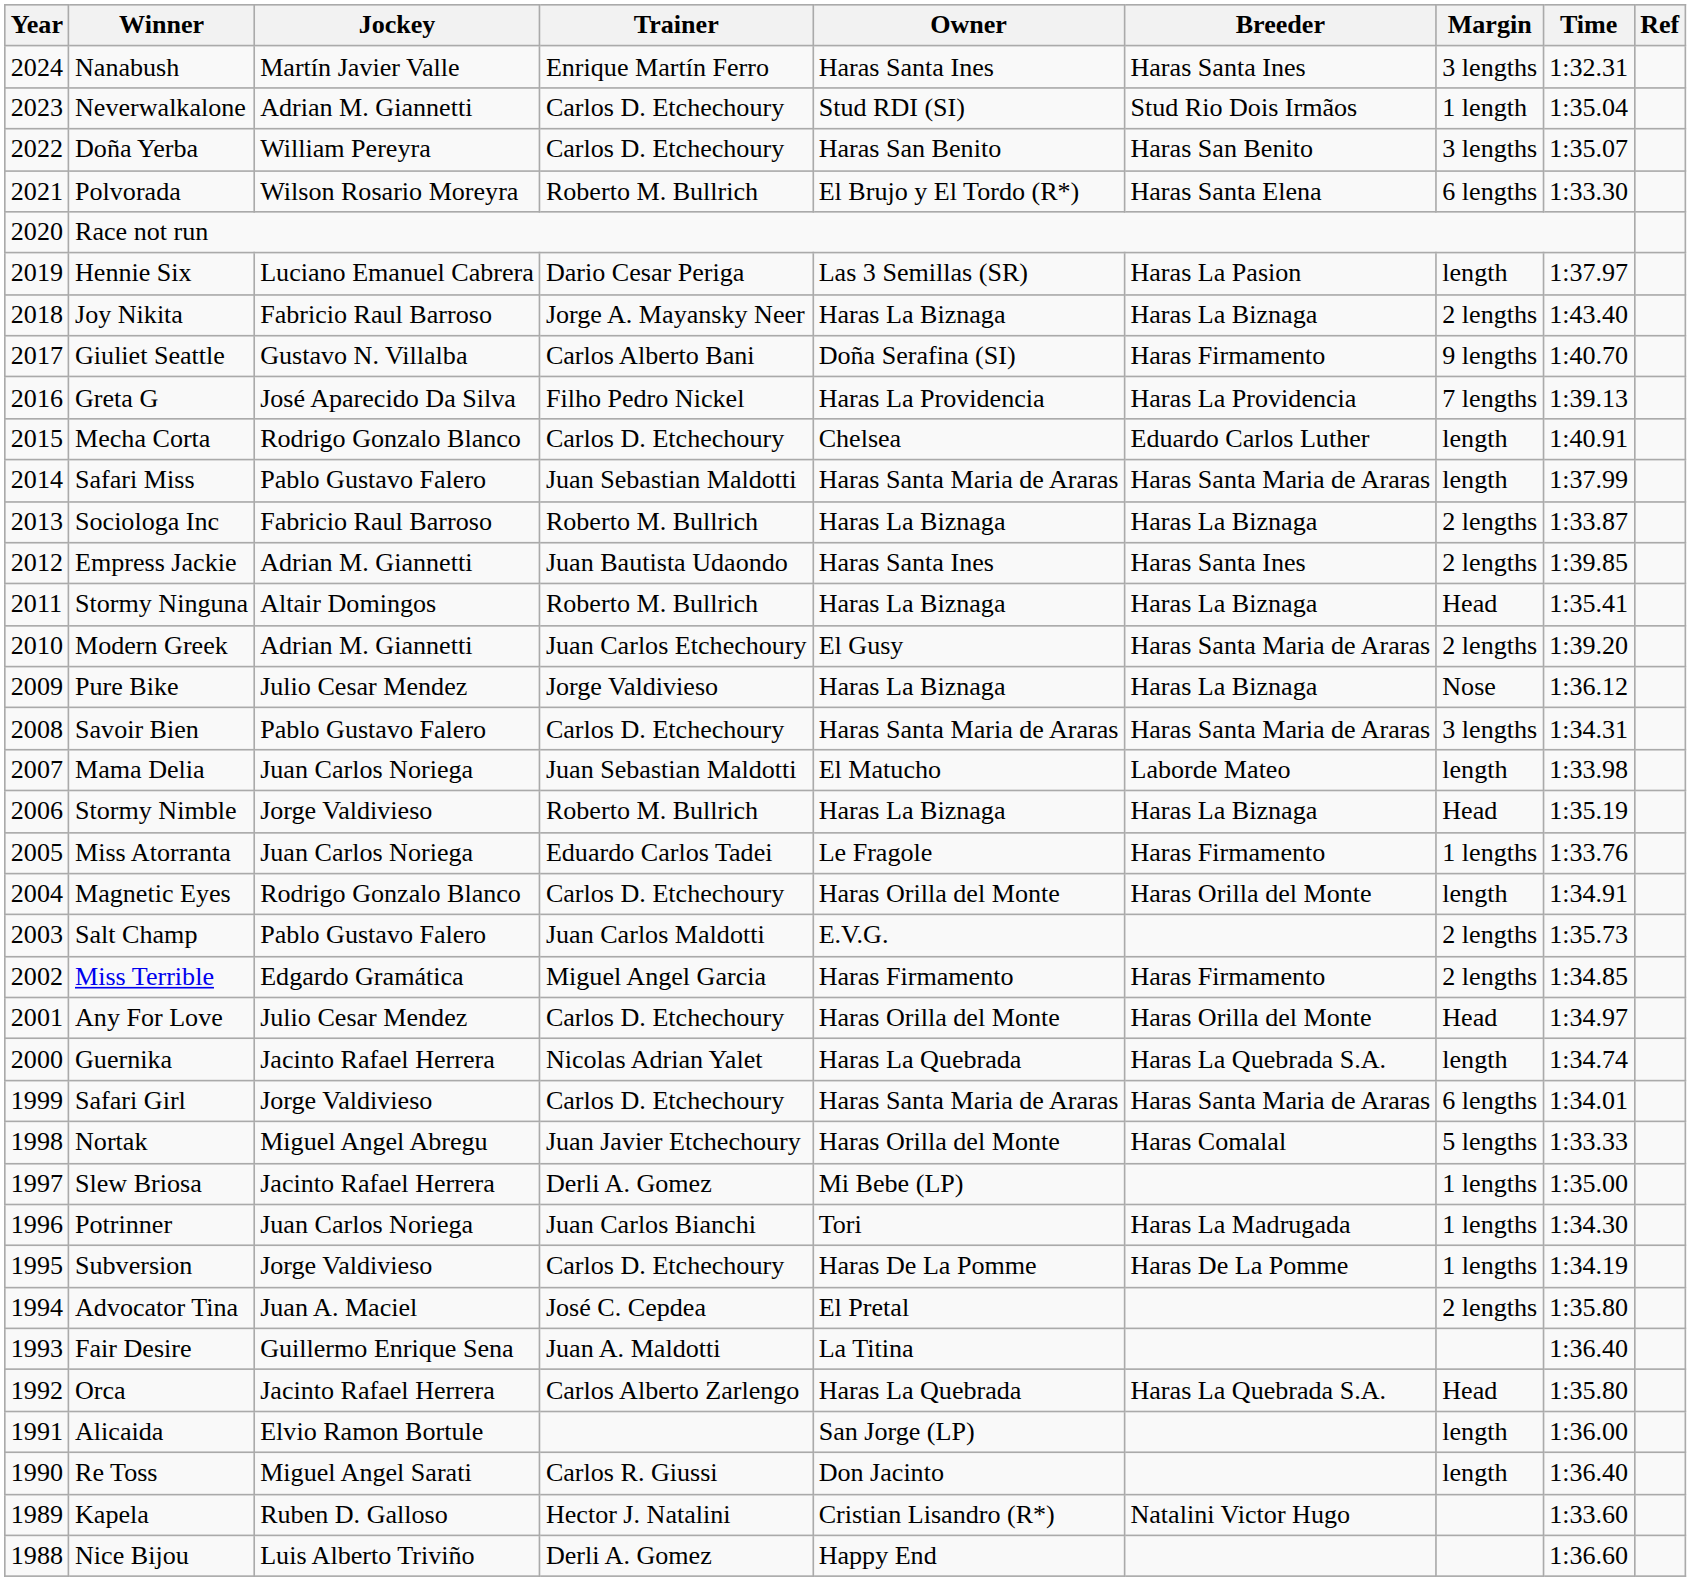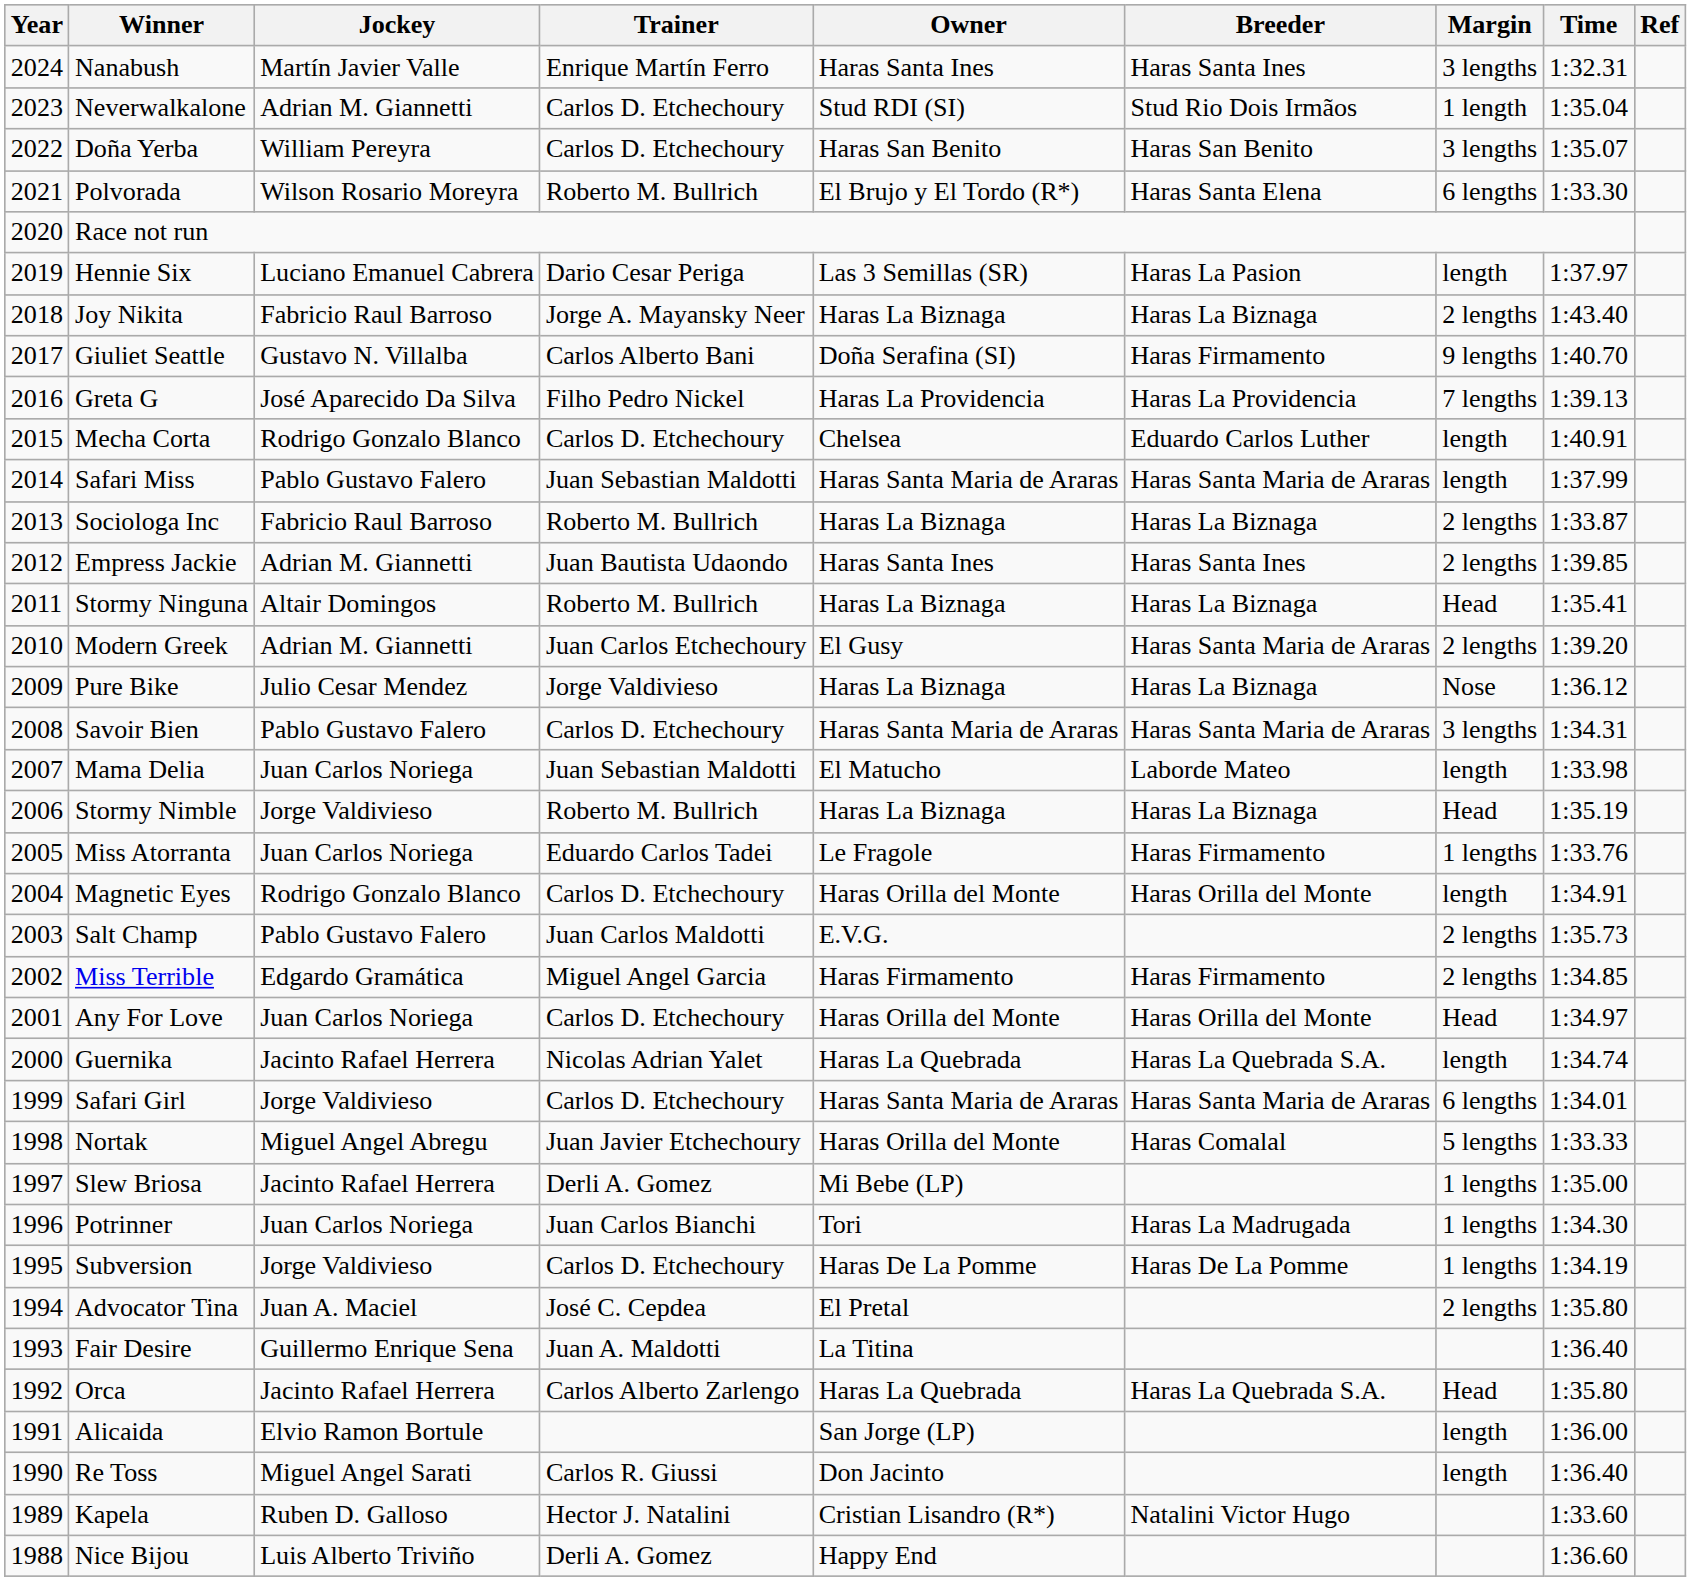(364, 1017) Julio Cesar Mendez -> (367, 1017) Juan Carlos Noriega
